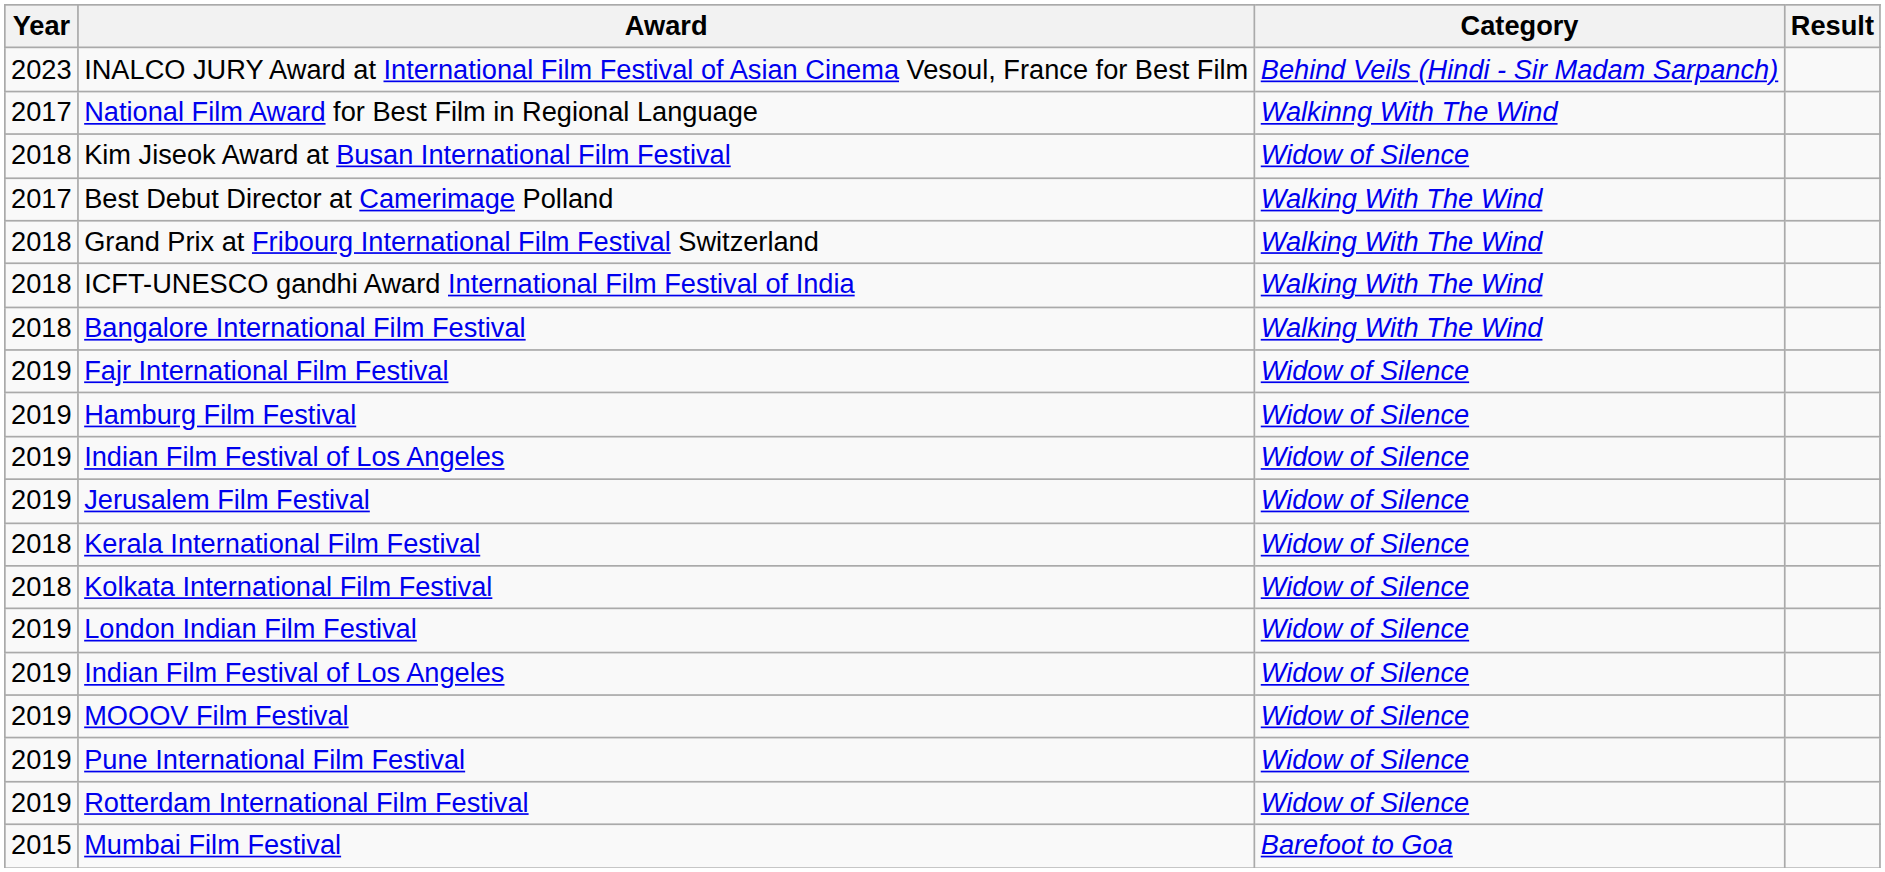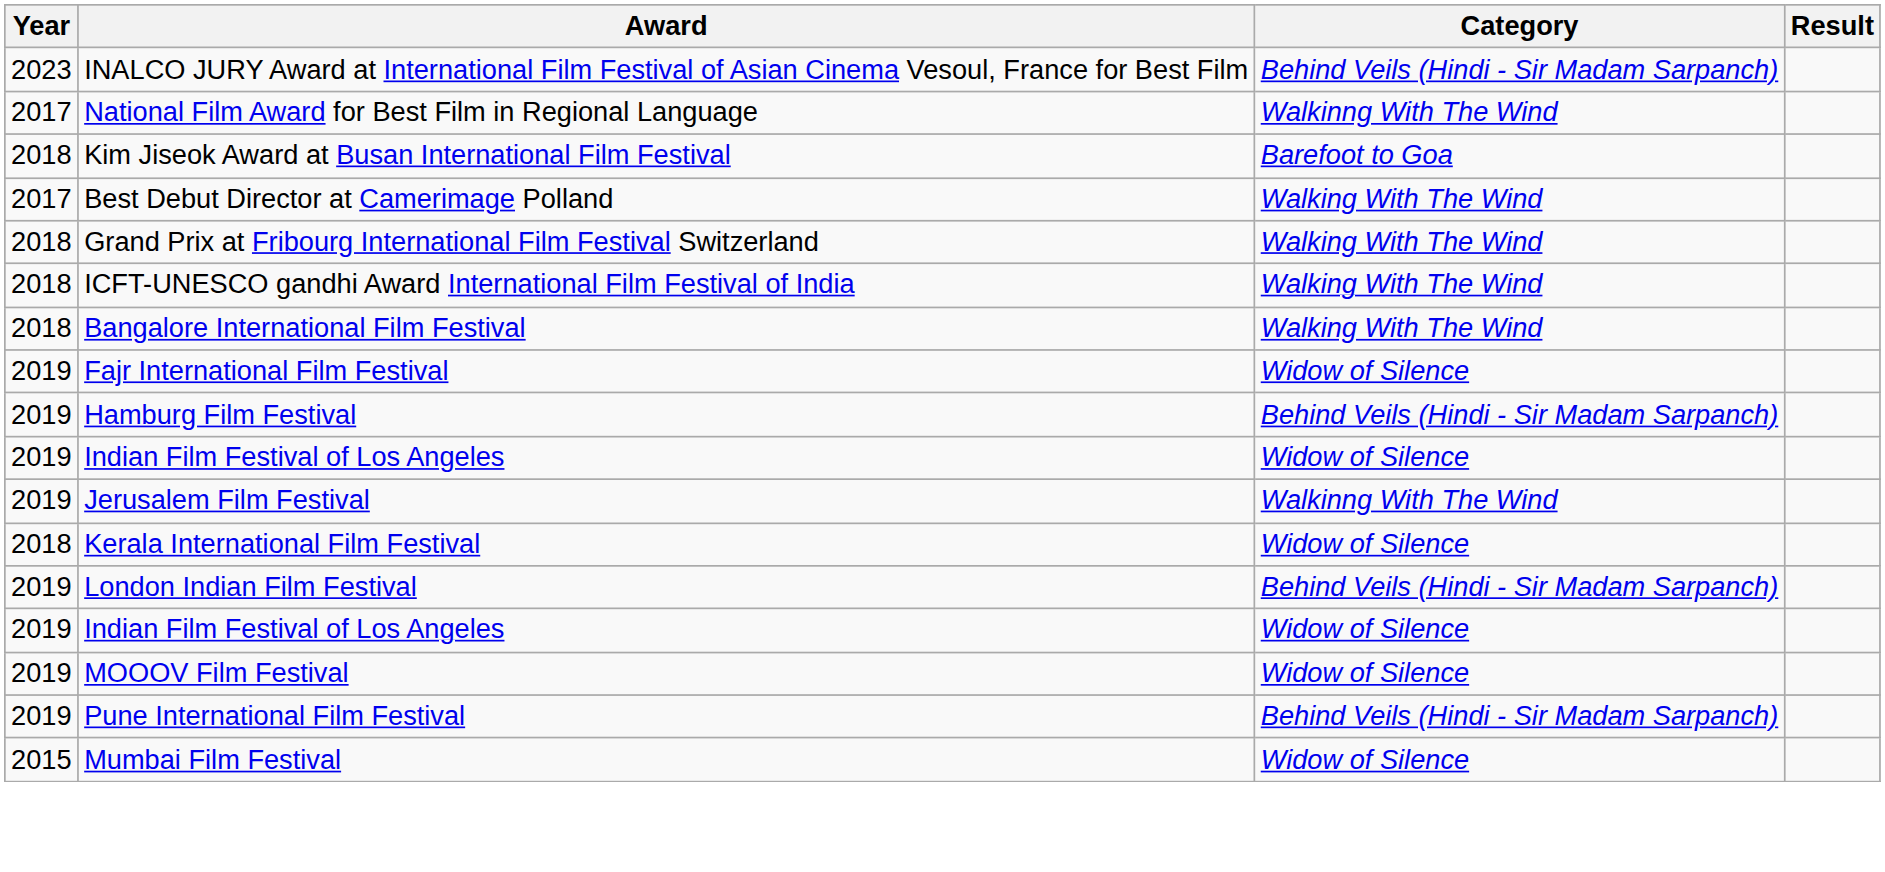(1365, 155) Widow of Silence -> (1357, 155) Barefoot to Goa
(1365, 414) Widow of Silence -> (1520, 414) Behind Veils (Hindi - Sir Madam Sarpanch)
(1365, 500) Widow of Silence -> (1409, 500) Walkinng With The Wind
- row: (41, 586)
(1365, 629) Widow of Silence -> (1520, 586) Behind Veils (Hindi - Sir Madam Sarpanch)
(1365, 759) Widow of Silence -> (1520, 716) Behind Veils (Hindi - Sir Madam Sarpanch)
- row: (41, 802)
(1357, 845) Barefoot to Goa -> (1365, 759) Widow of Silence
